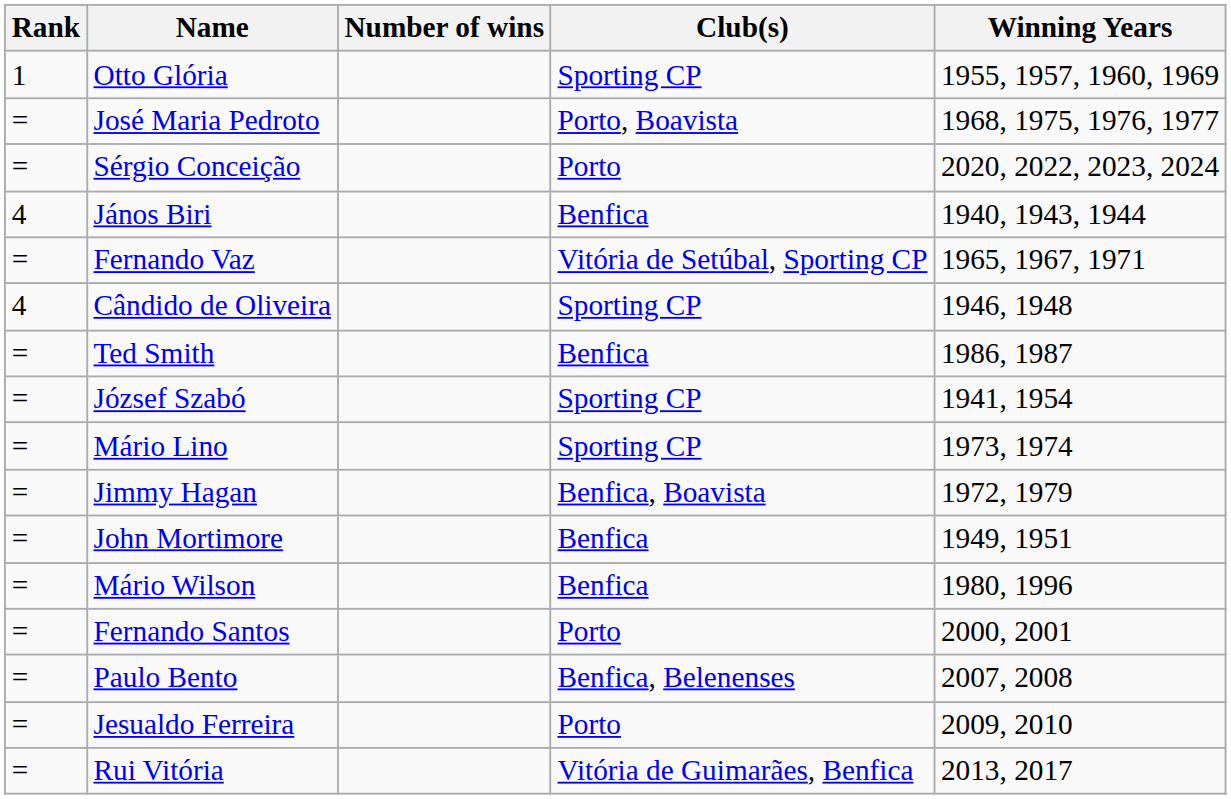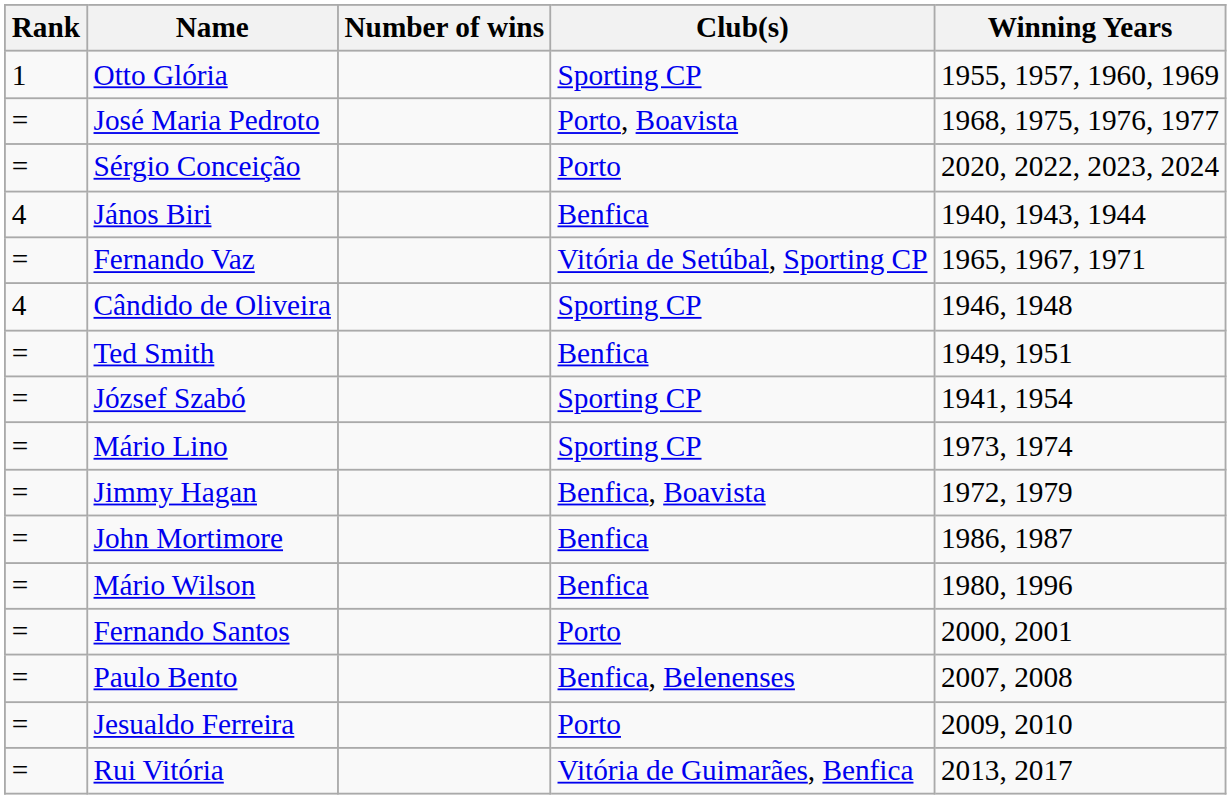(1007, 352) 1986, 1987 -> (1007, 352) 1949, 1951
(1007, 538) 1949, 1951 -> (1007, 538) 1986, 1987
